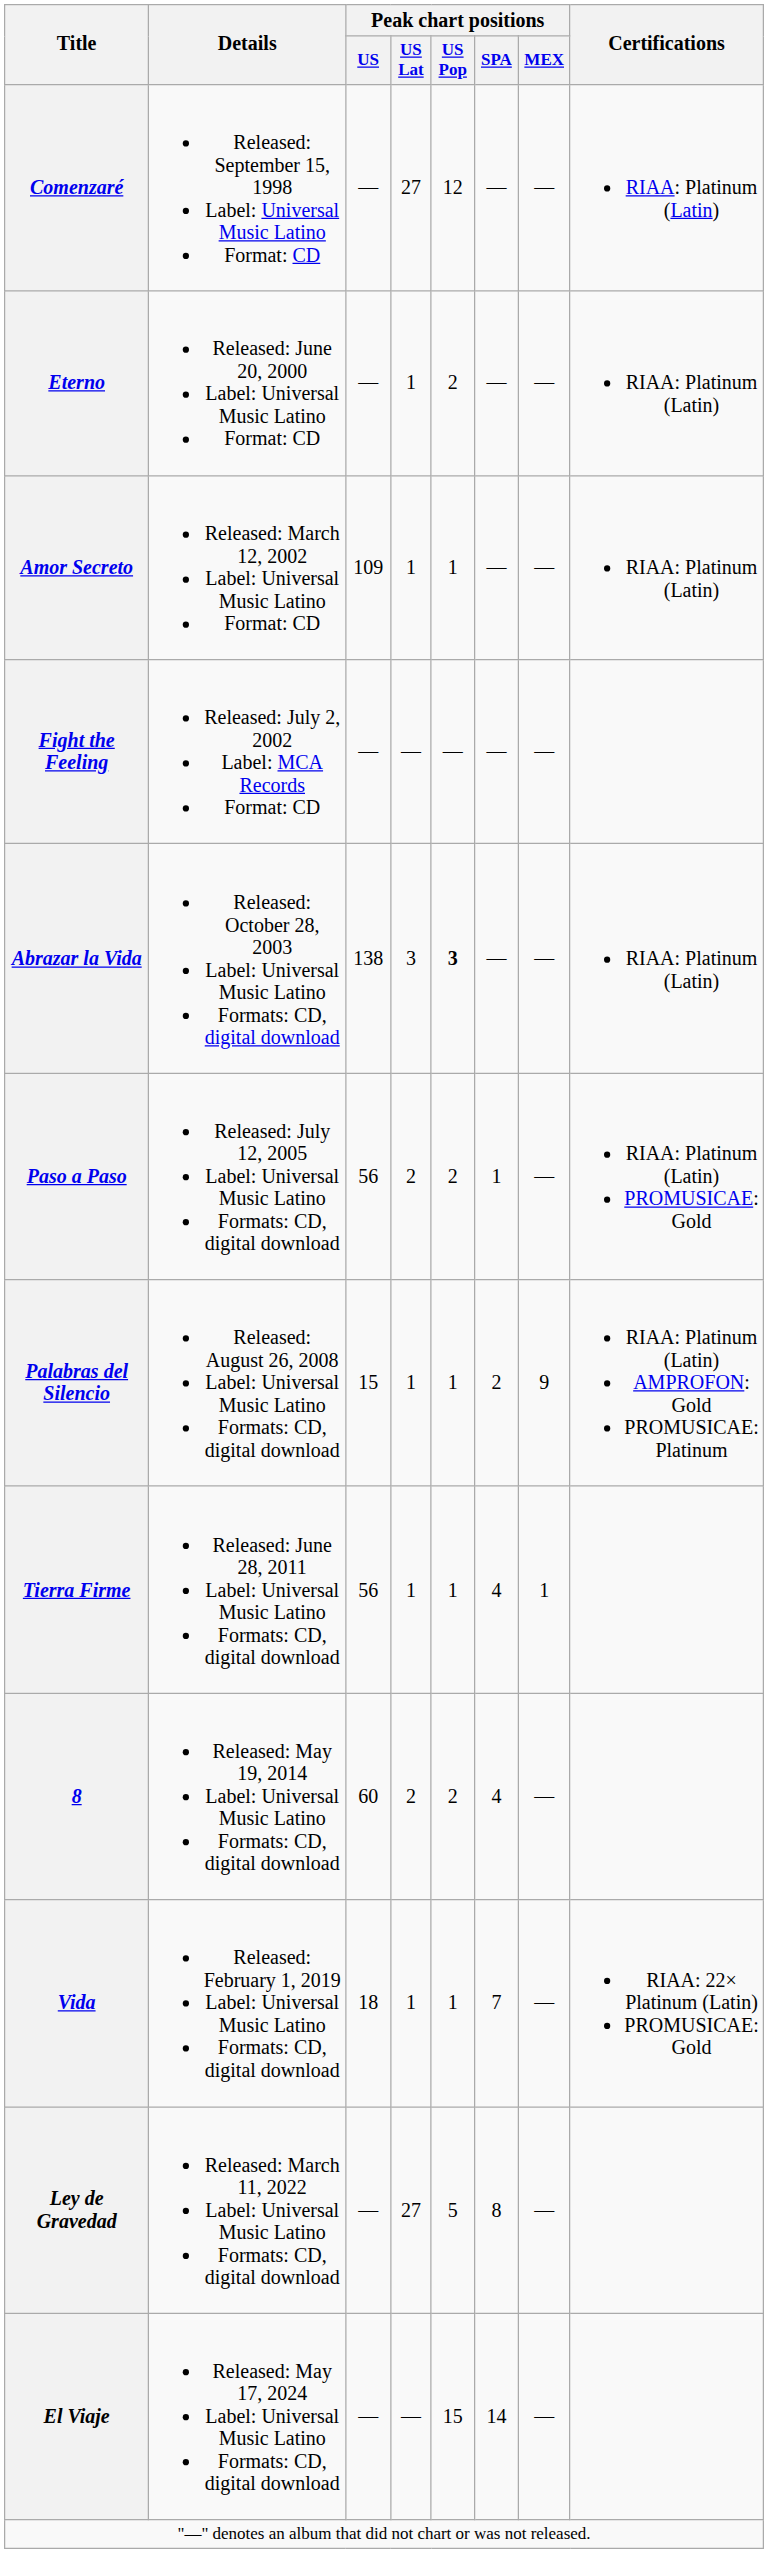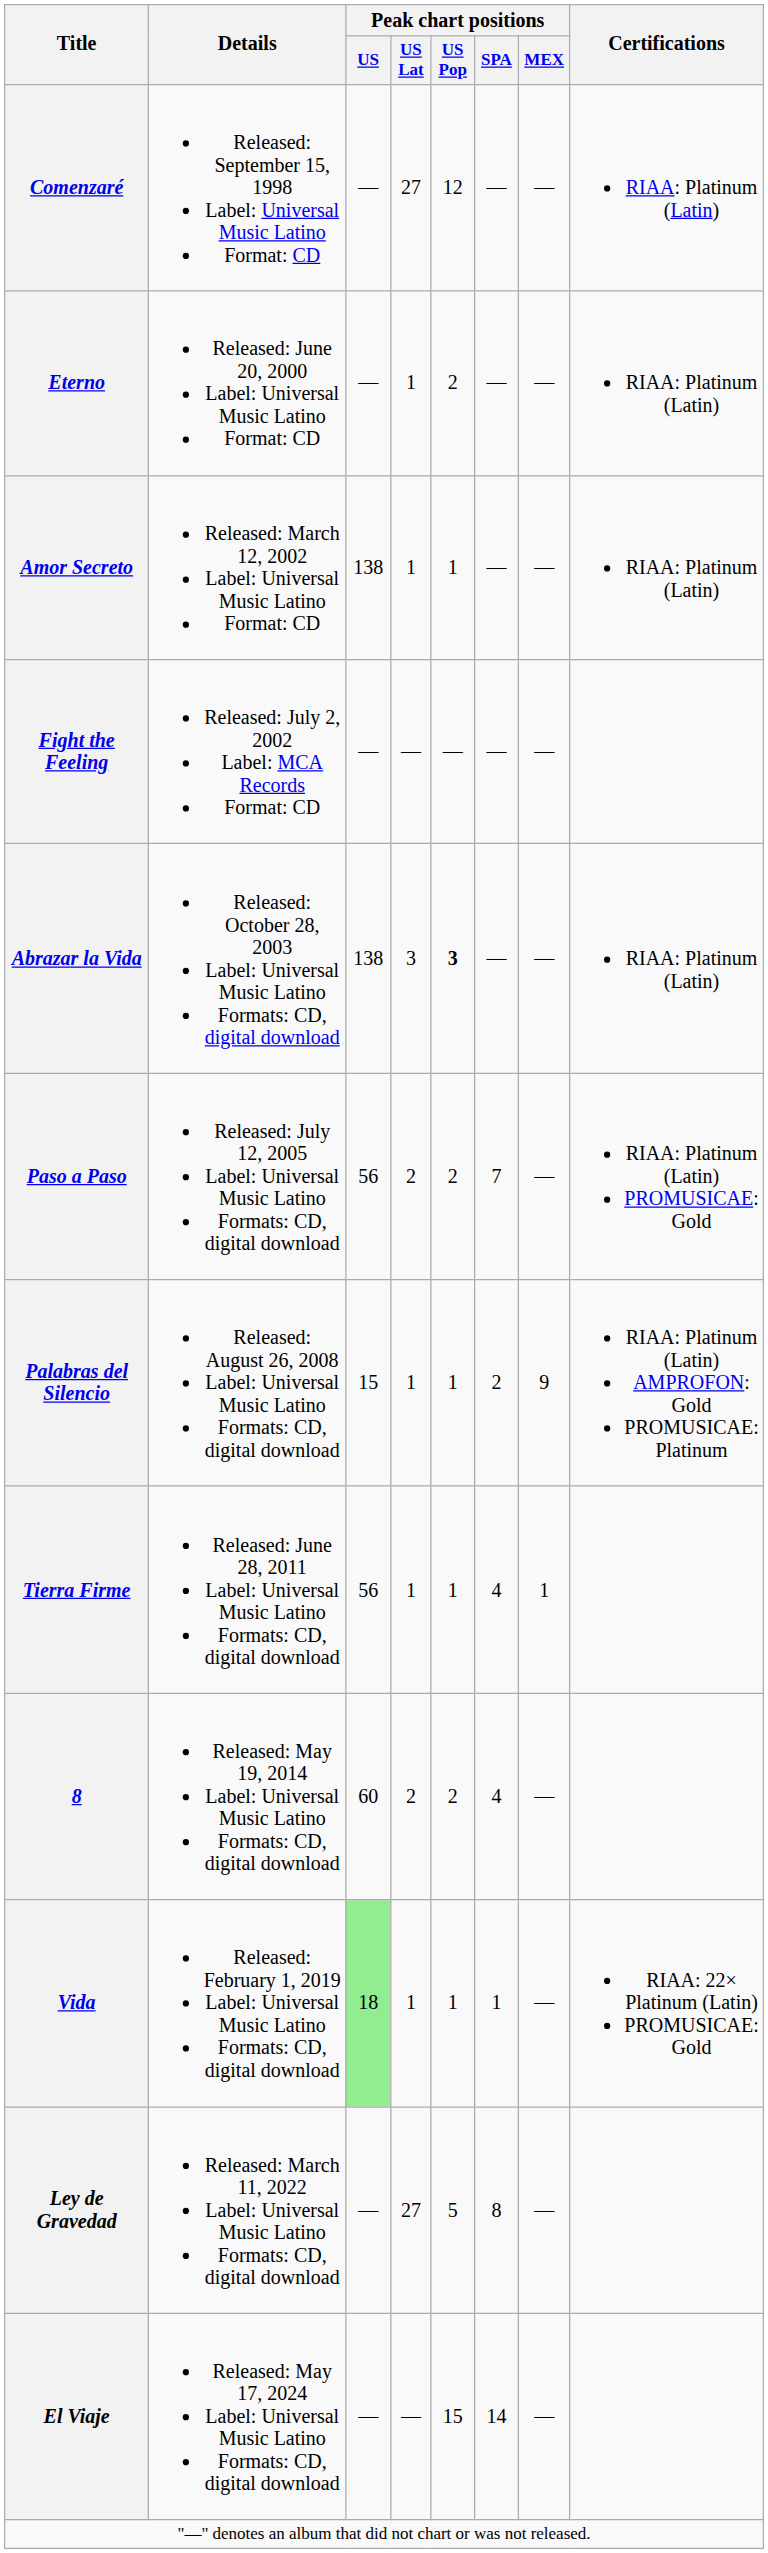(368, 567) 109 -> (368, 567) 138
(496, 1176) 1 -> (496, 1176) 7
(368, 2003) no background -> (368, 2003) lightgreen background
(496, 2003) 7 -> (496, 2003) 1
